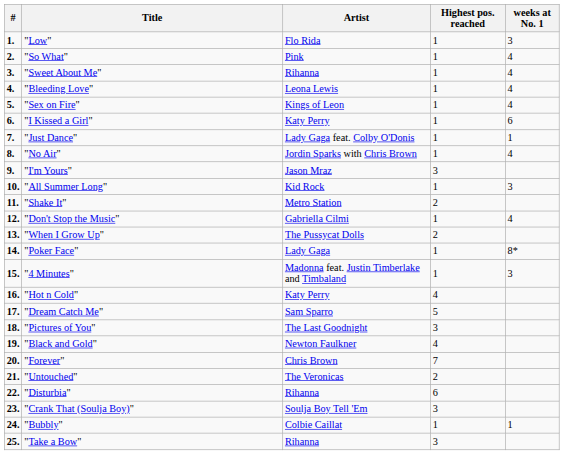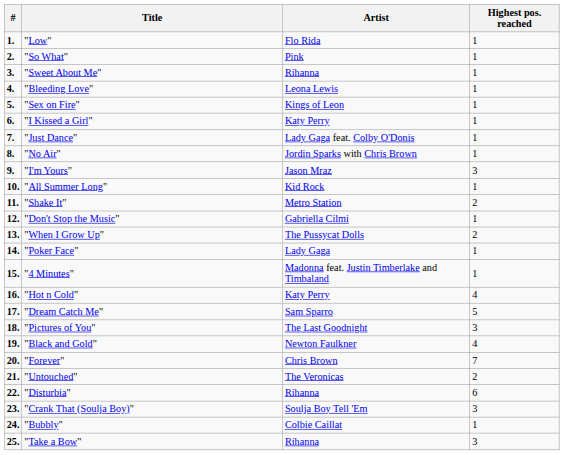- column: (532, 18)
